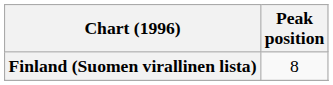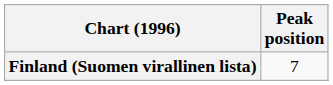(294, 66) 8 -> (294, 66) 7
